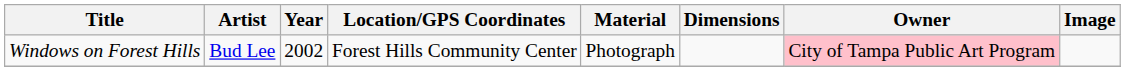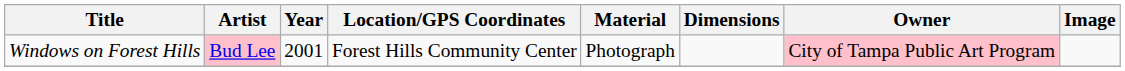(242, 50) no background -> (242, 50) pink background
(304, 50) 2002 -> (304, 50) 2001
